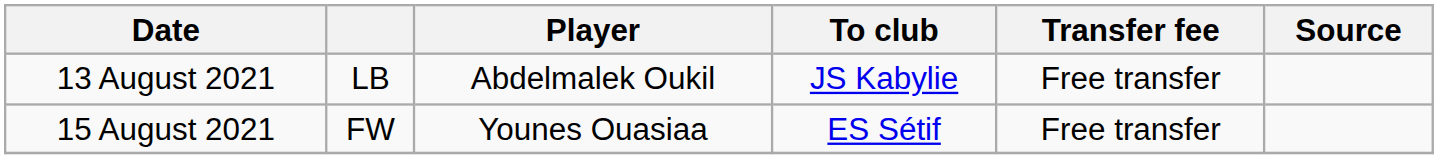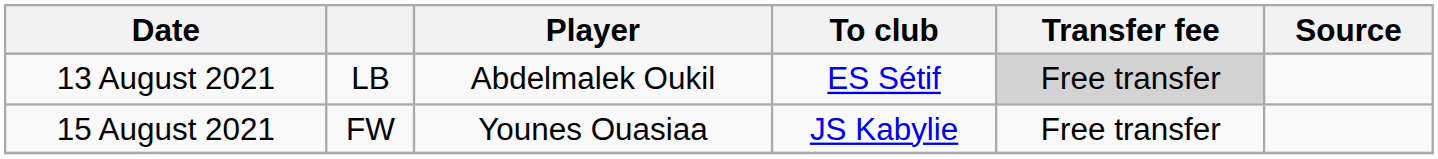(884, 79) JS Kabylie -> (884, 79) ES Sétif
(1131, 79) no background -> (1131, 79) lightgrey background
(884, 129) ES Sétif -> (884, 129) JS Kabylie
